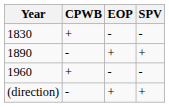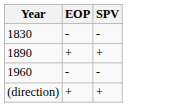- column: (83, 14)
